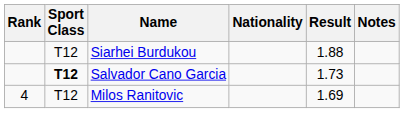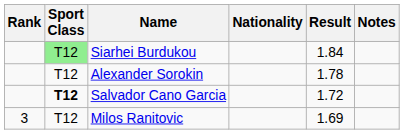(66, 52) no background -> (66, 52) lightgreen background
(330, 52) 1.88 -> (330, 52) 1.84
+ row: (147, 74)
(330, 74) 1.73 -> (330, 96) 1.72
(24, 96) 4 -> (24, 118) 3
